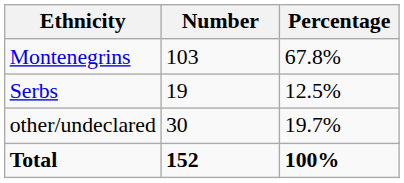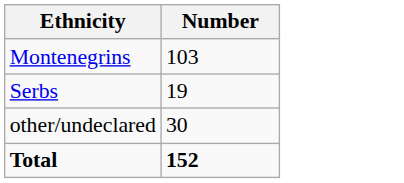- column: (339, 21)
